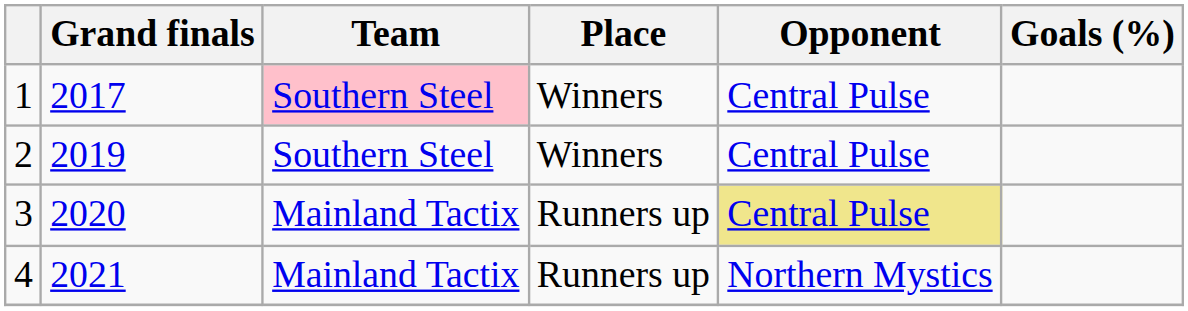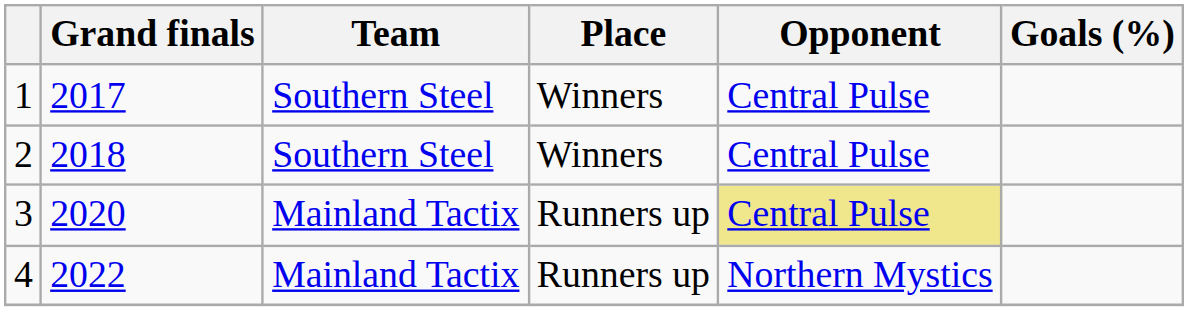(383, 94) pink background -> (383, 94) no background
(88, 154) 2019 -> (88, 154) 2018
(88, 273) 2021 -> (88, 273) 2022
